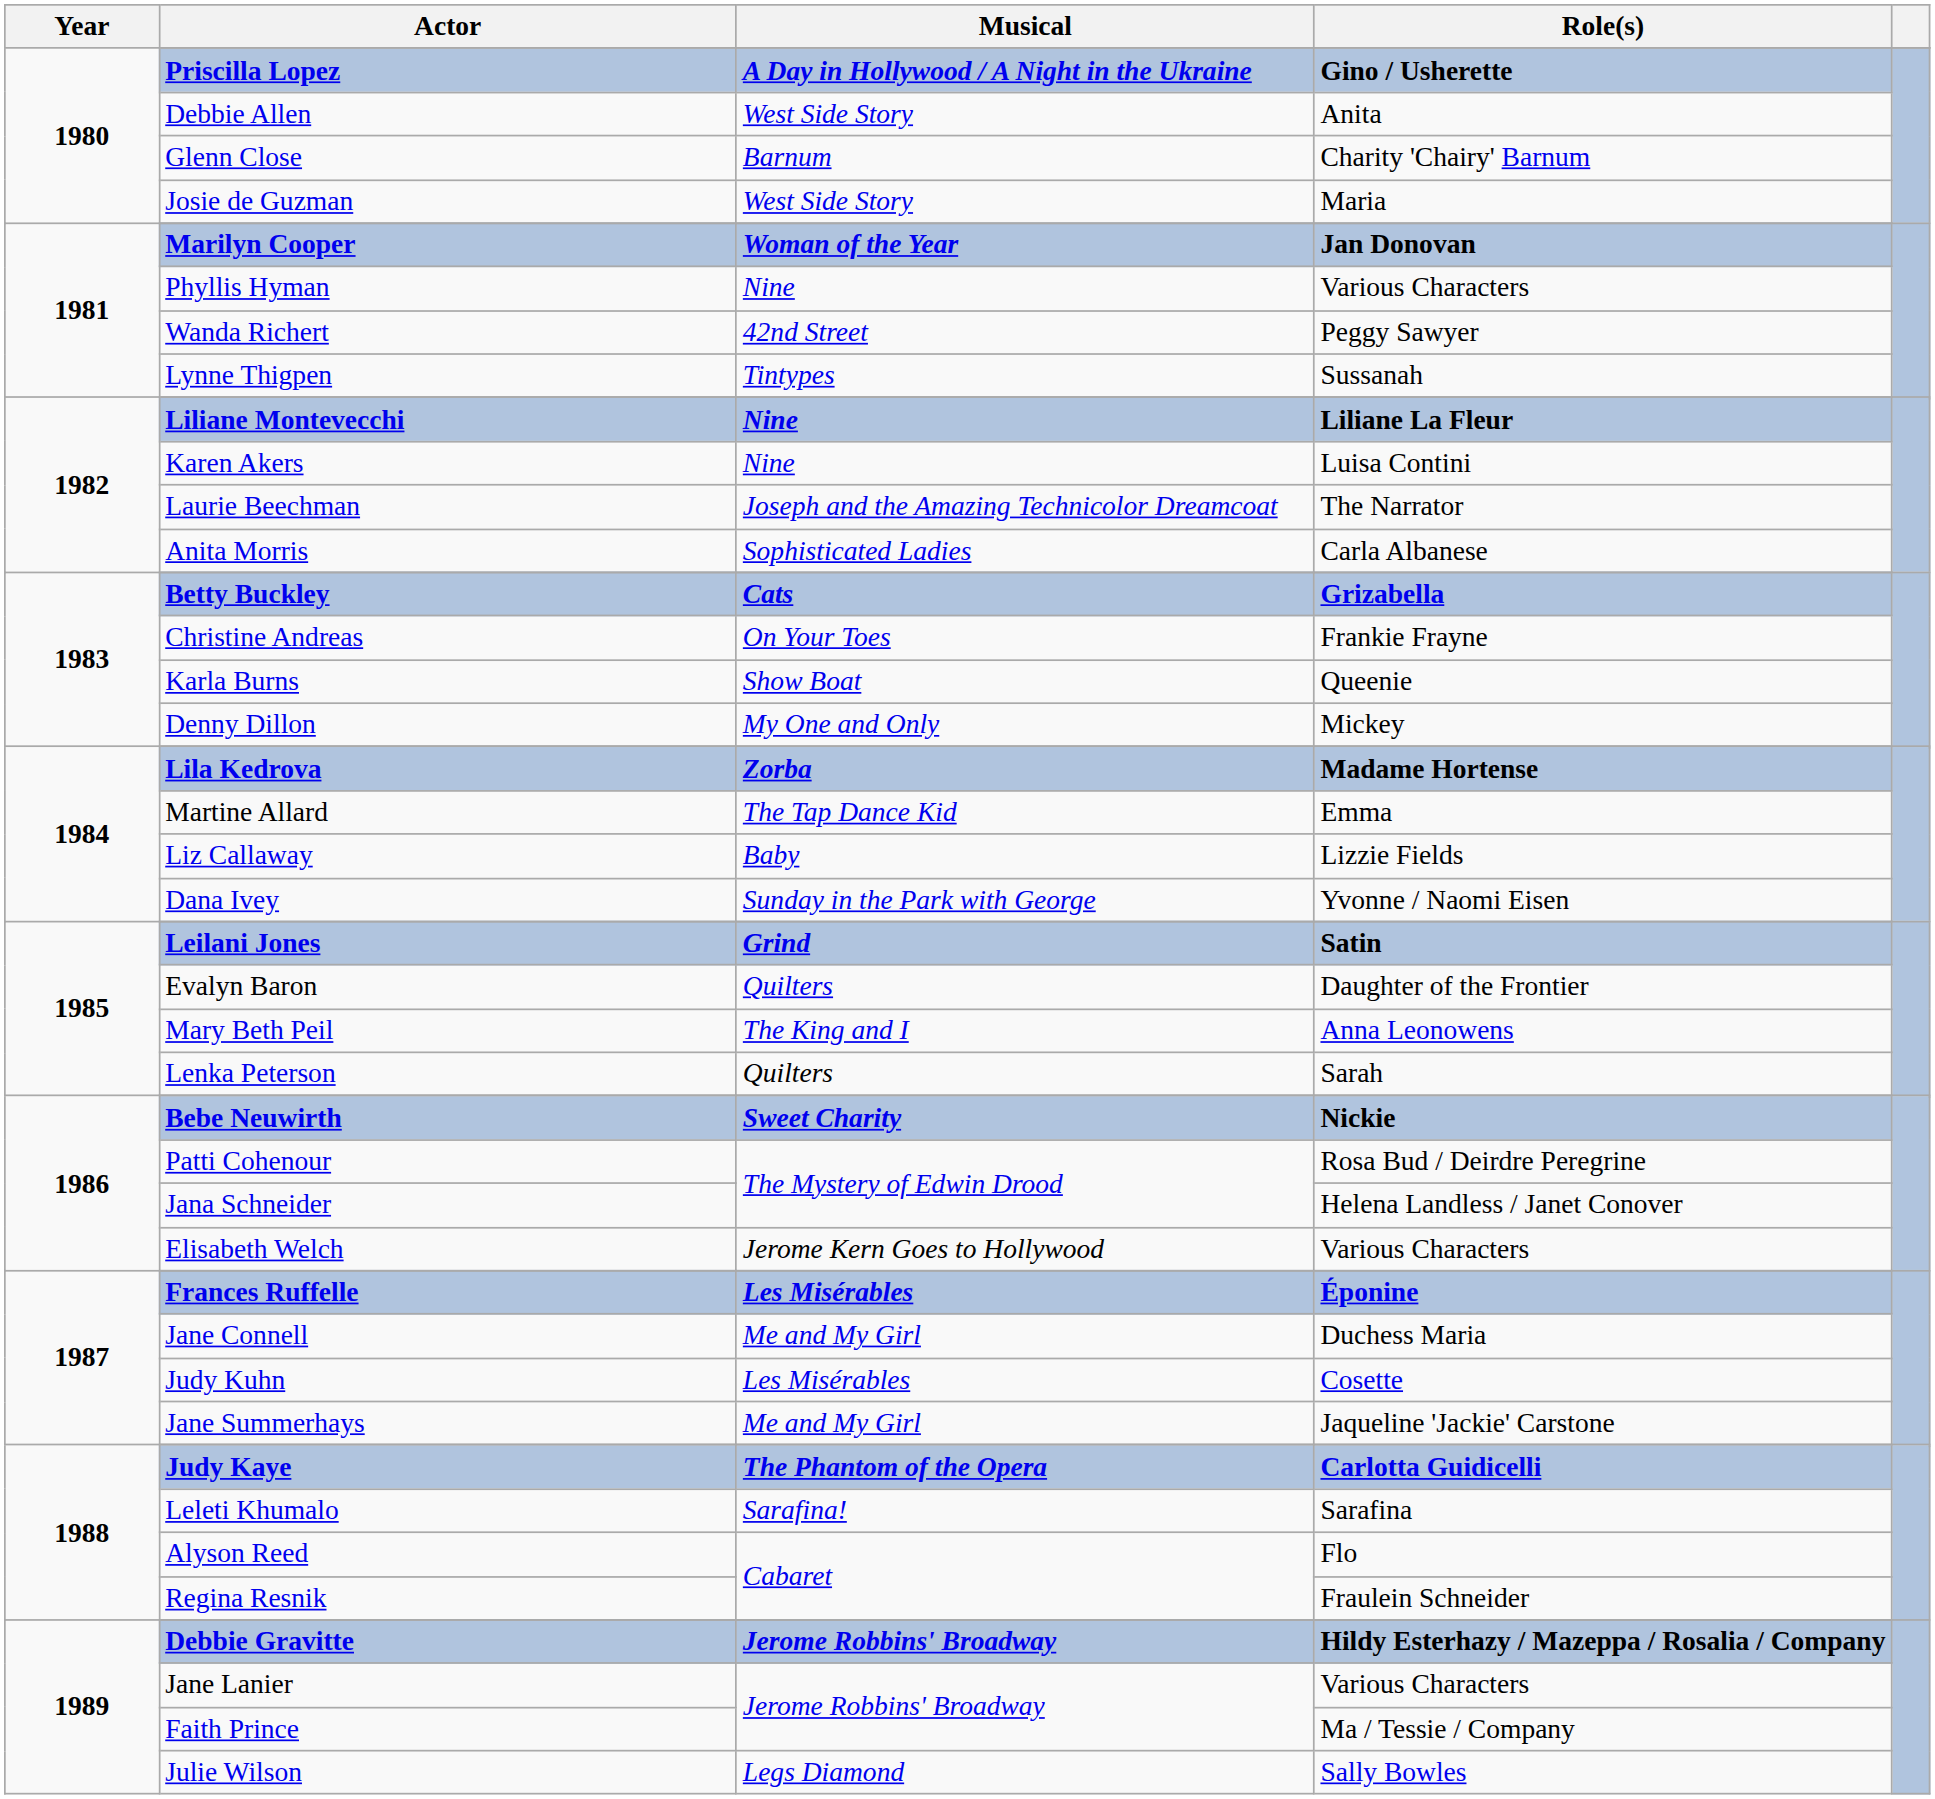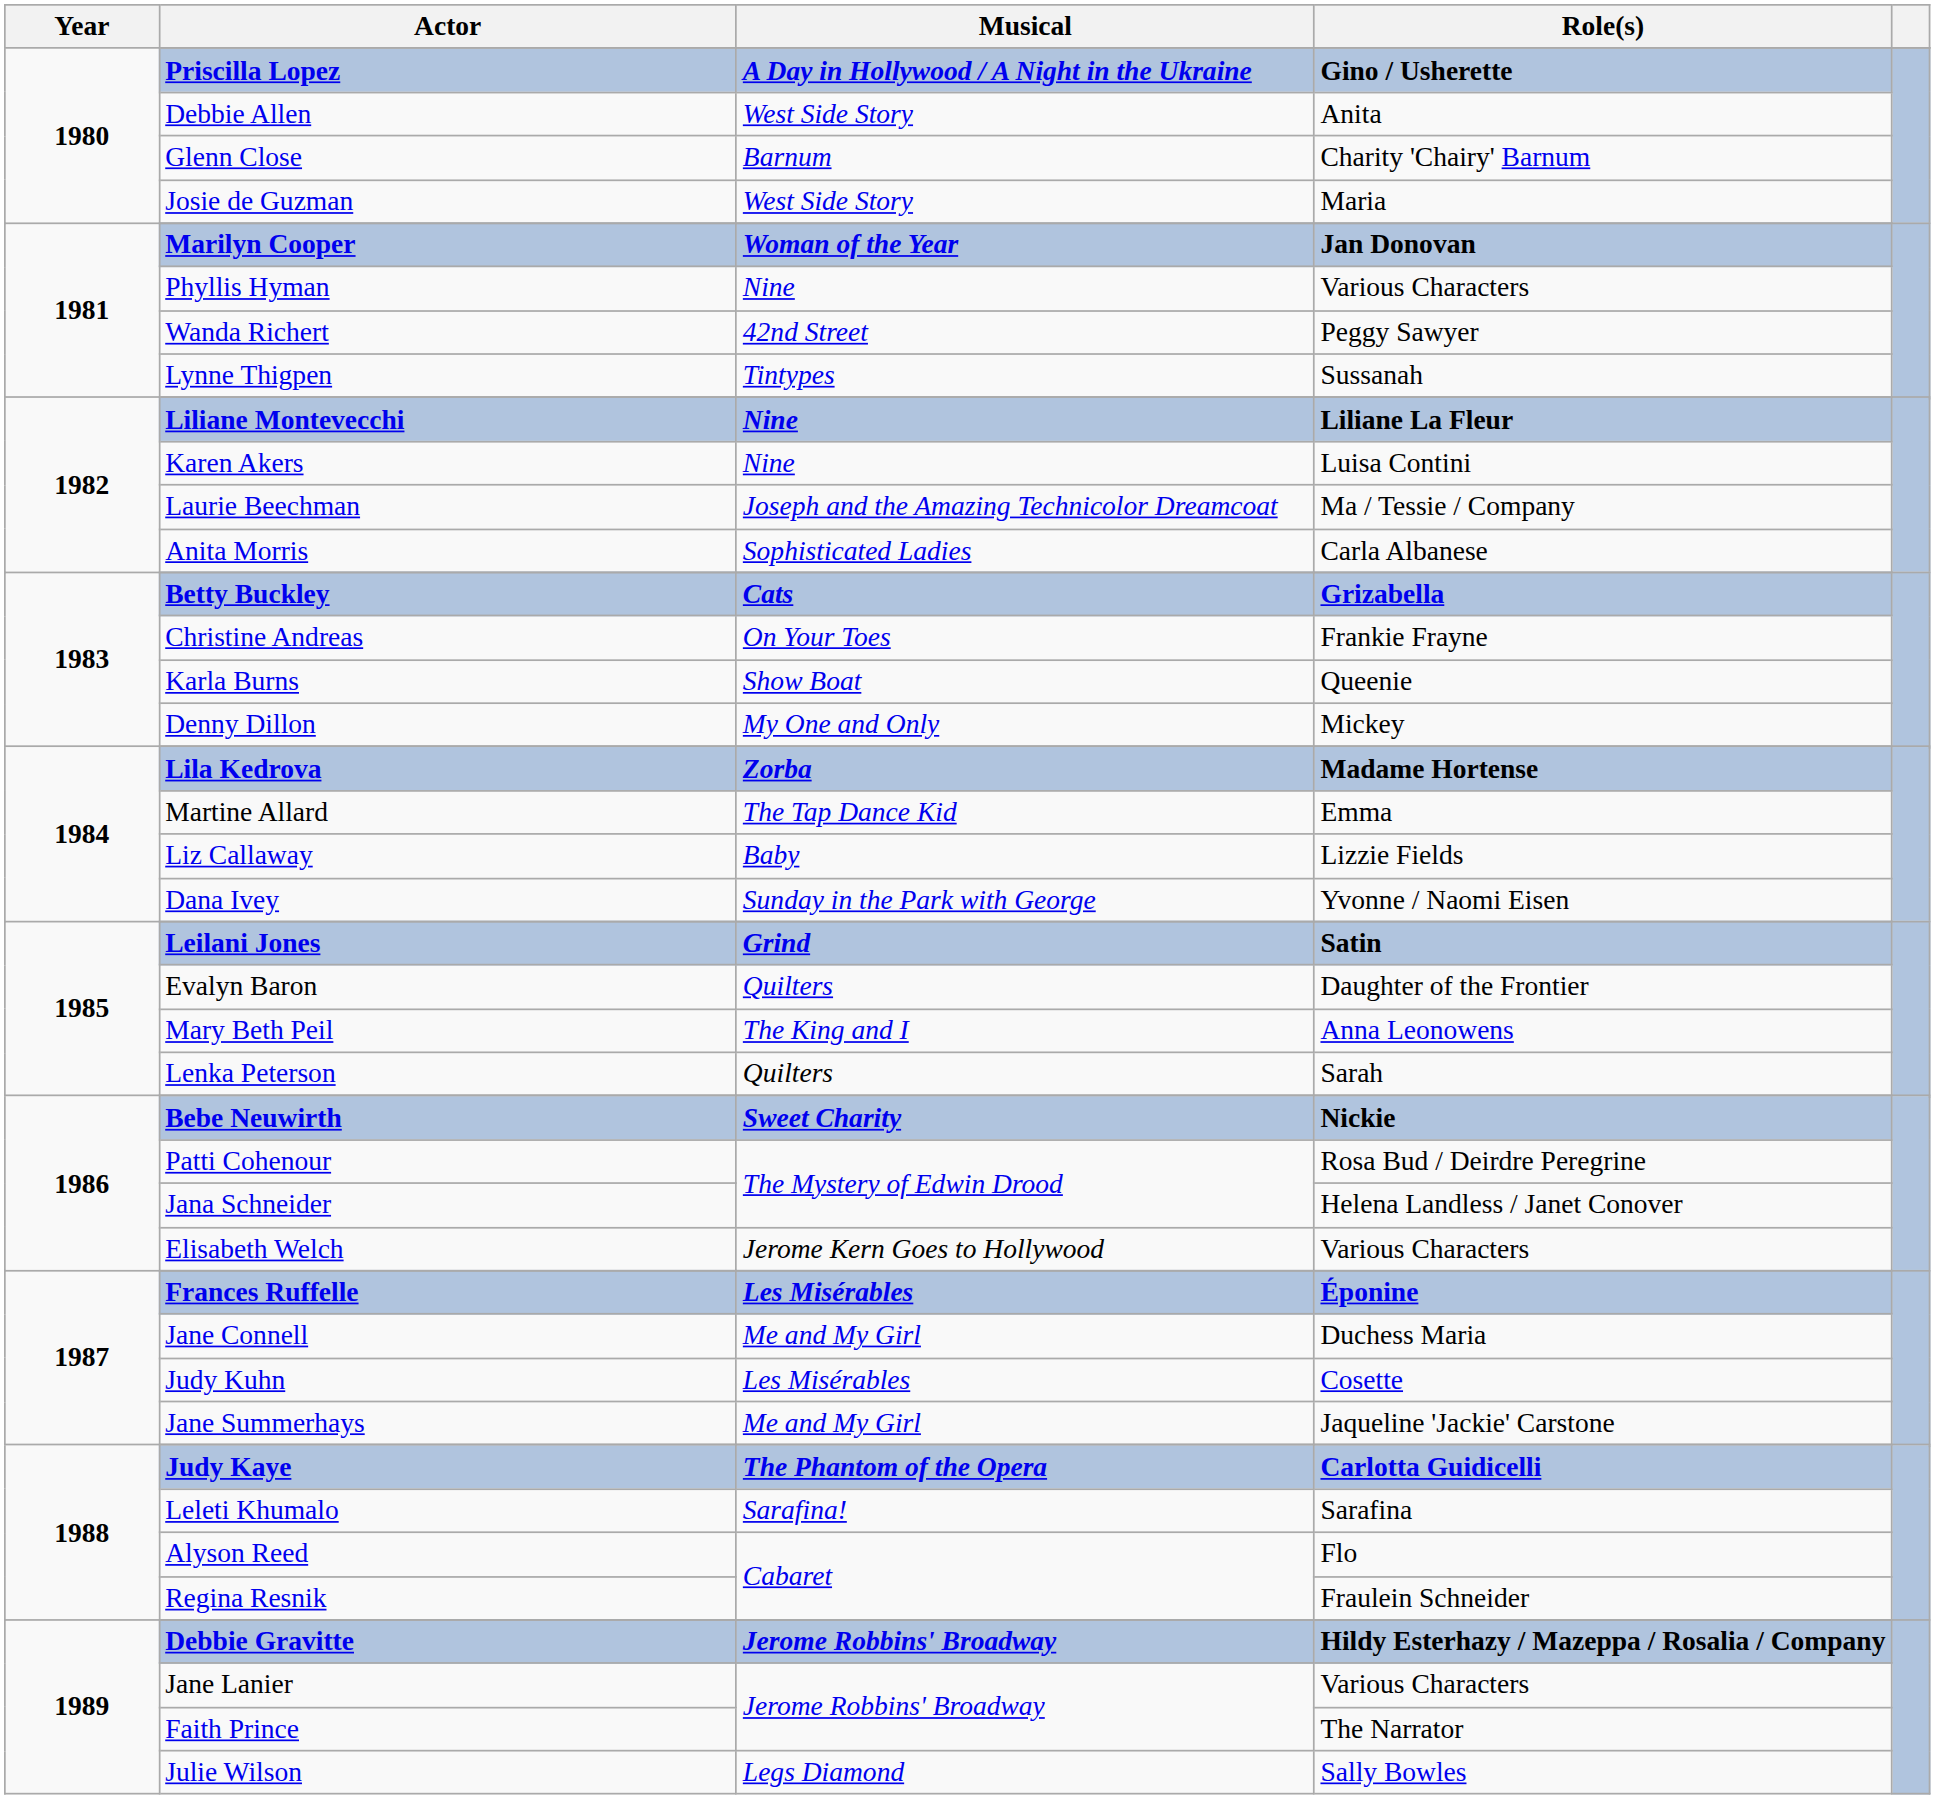(1392, 506) The Narrator -> (1448, 506) Ma / Tessie / Company
(1448, 1728) Ma / Tessie / Company -> (1392, 1728) The Narrator
